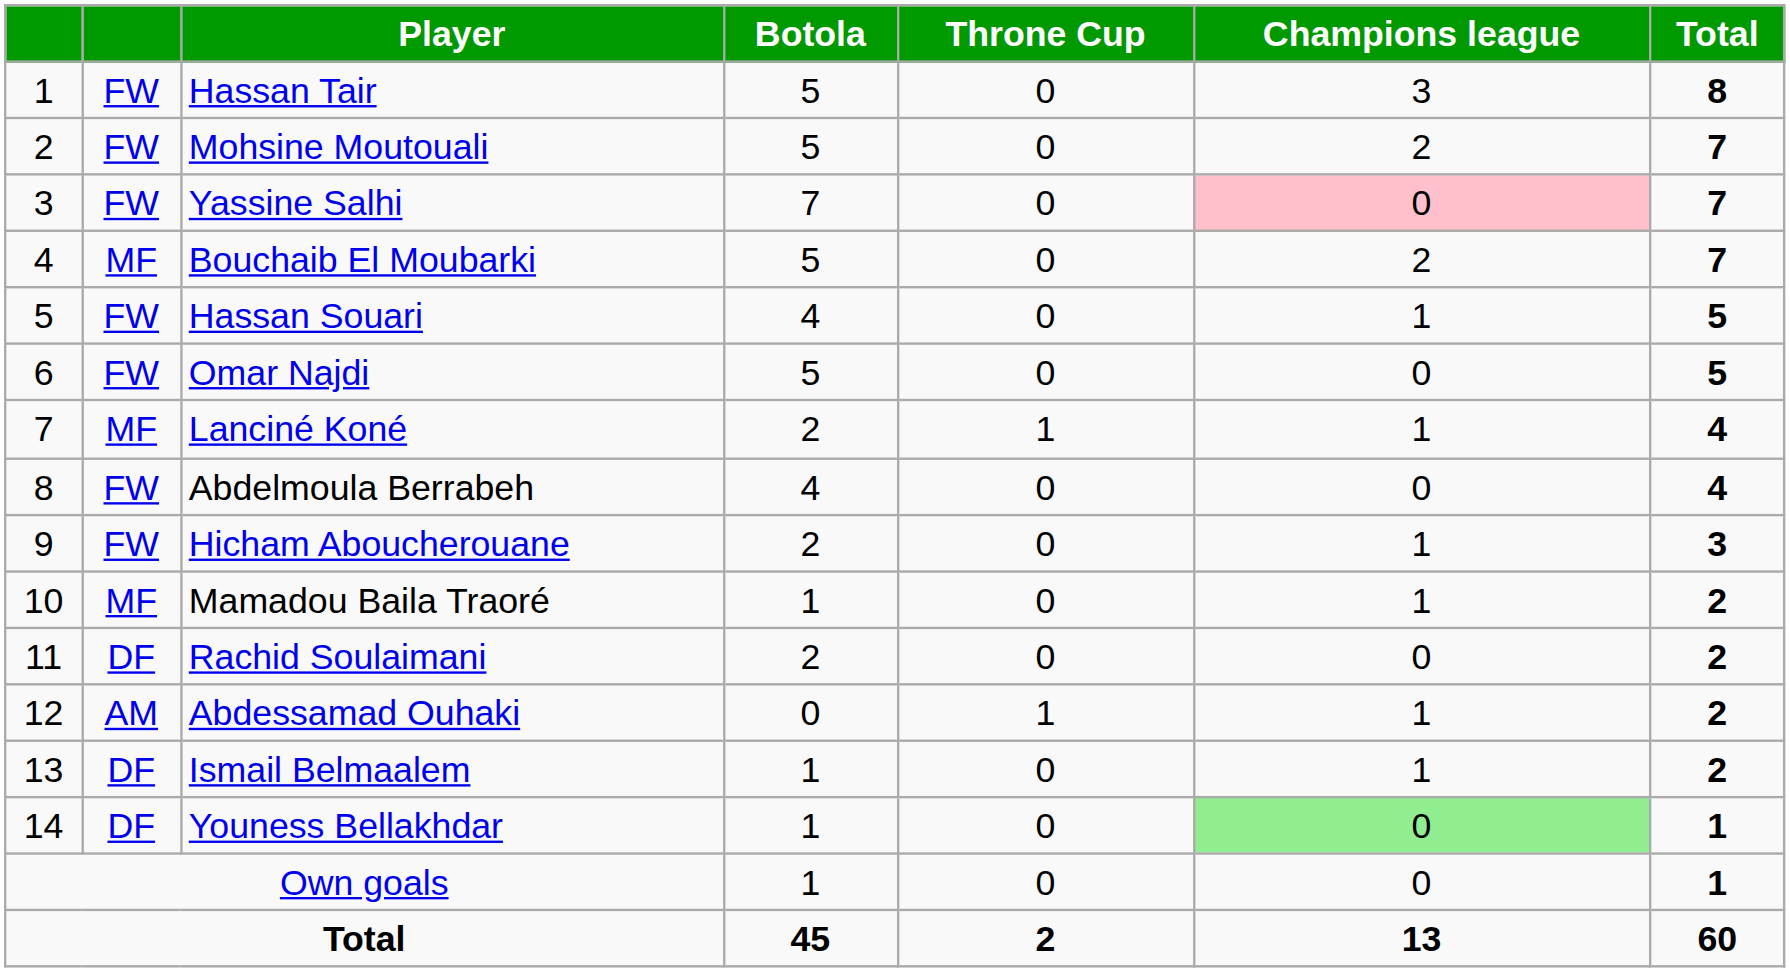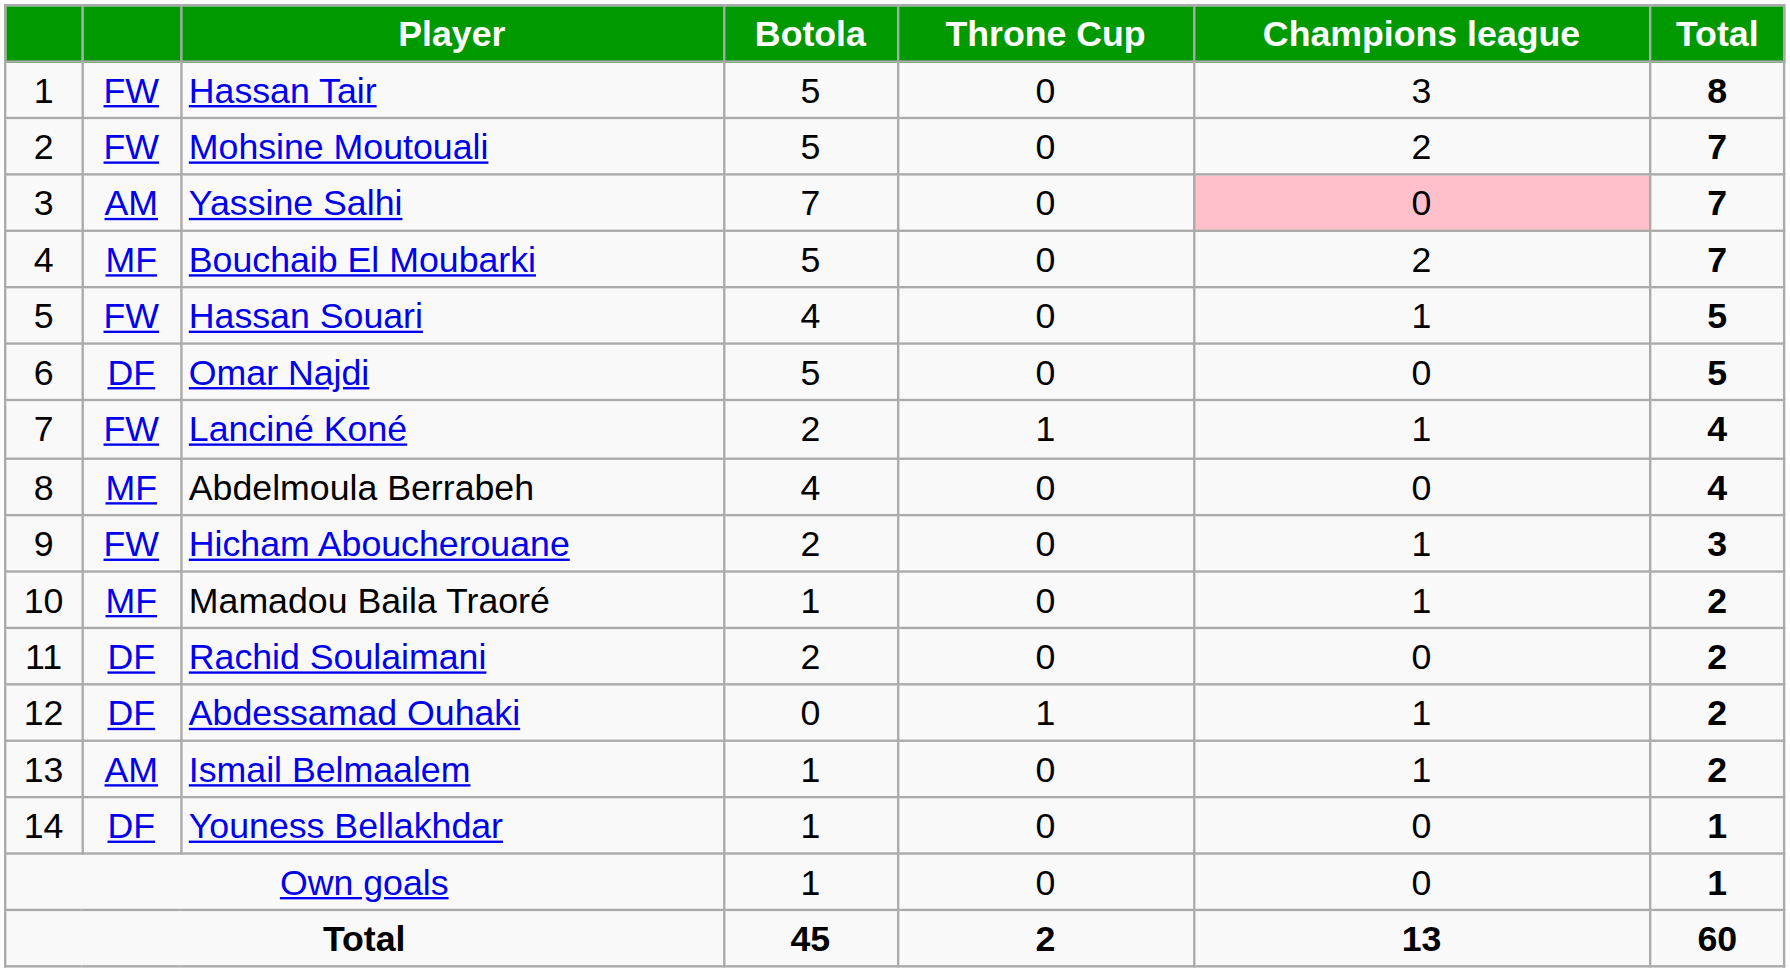(131, 203) FW -> (131, 203) AM
(131, 373) FW -> (131, 373) DF
(131, 429) MF -> (131, 429) FW
(131, 486) FW -> (131, 486) MF
(131, 712) AM -> (131, 712) DF
(131, 769) DF -> (131, 769) AM
(1422, 825) lightgreen background -> (1422, 825) no background
